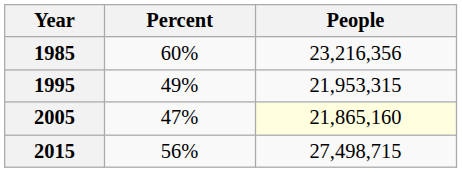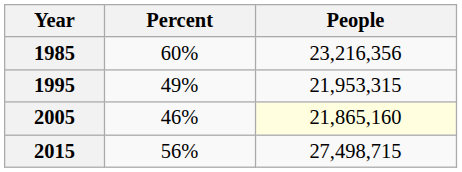(180, 118) 47% -> (180, 118) 46%
